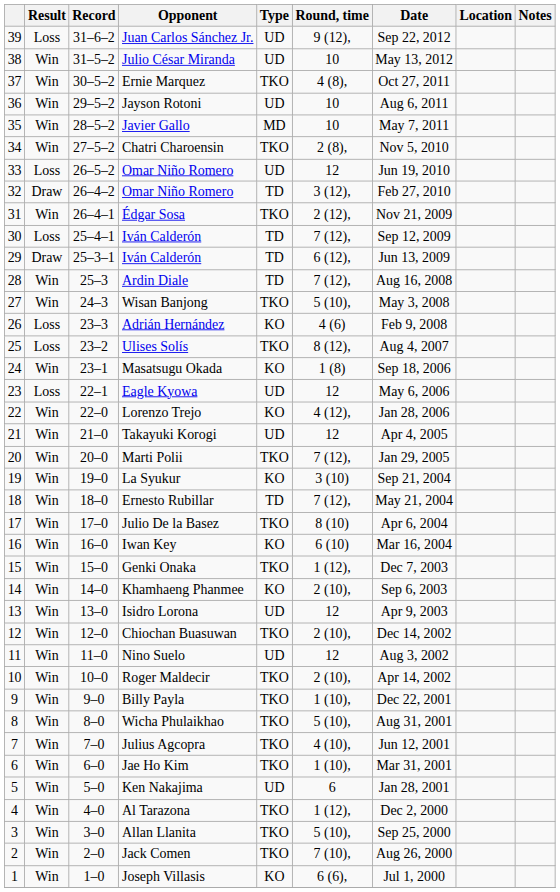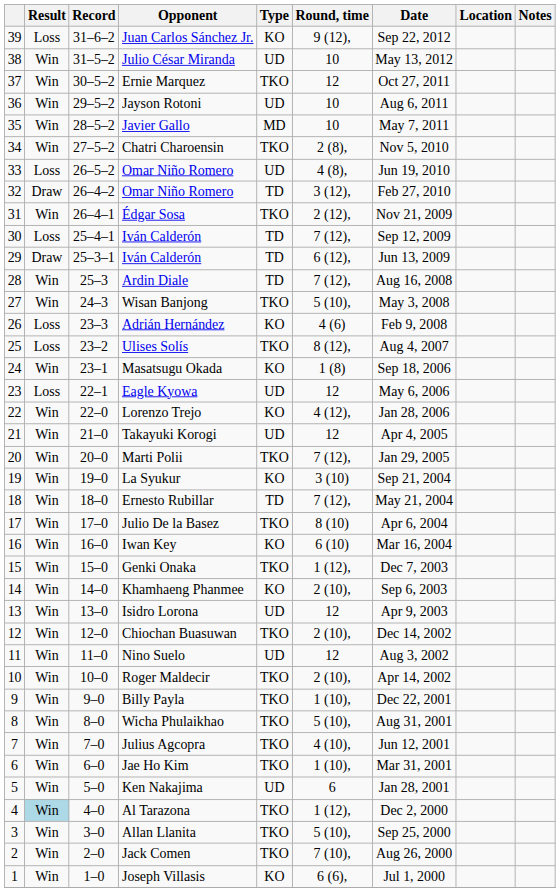(274, 37) UD -> (274, 37) KO
(332, 81) 4 (8), -> (332, 81) 12
(332, 170) 12 -> (332, 170) 4 (8),
(47, 810) no background -> (47, 810) lightblue background
